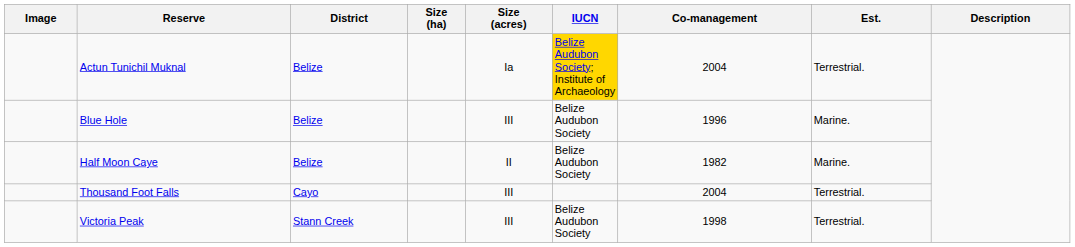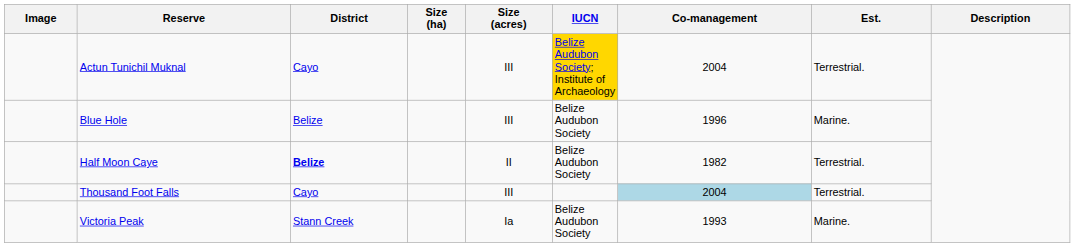(308, 67) Belize -> (306, 67) Cayo
(509, 67) Ia -> (509, 67) III
(308, 162) normal -> (309, 162) bold
(832, 162) Marine. -> (839, 162) Terrestrial.
(715, 192) no background -> (715, 192) lightblue background
(509, 221) III -> (509, 221) Ia
(715, 221) 1998 -> (715, 221) 1993
(839, 221) Terrestrial. -> (832, 221) Marine.
